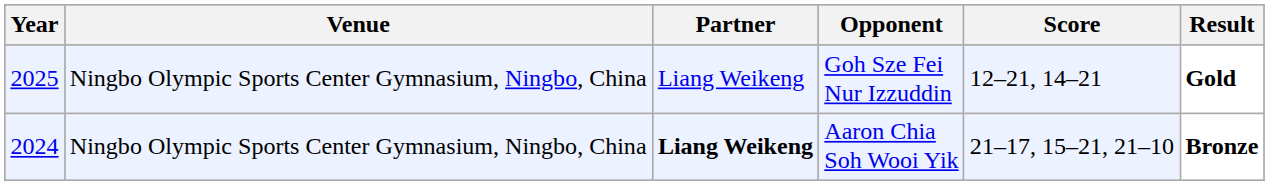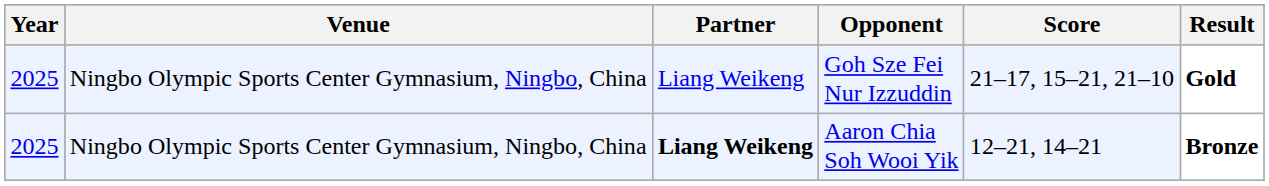(1036, 78) 12–21, 14–21 -> (1072, 78) 21–17, 15–21, 21–10
(35, 146) 2024 -> (35, 146) 2025
(1072, 146) 21–17, 15–21, 21–10 -> (1036, 146) 12–21, 14–21
